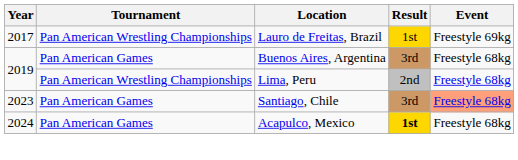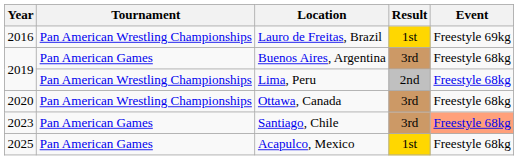(21, 37) 2017 -> (21, 37) 2016
+ row: (300, 101)
(21, 123) 2024 -> (21, 144) 2025
(410, 123) bold -> (410, 144) normal
